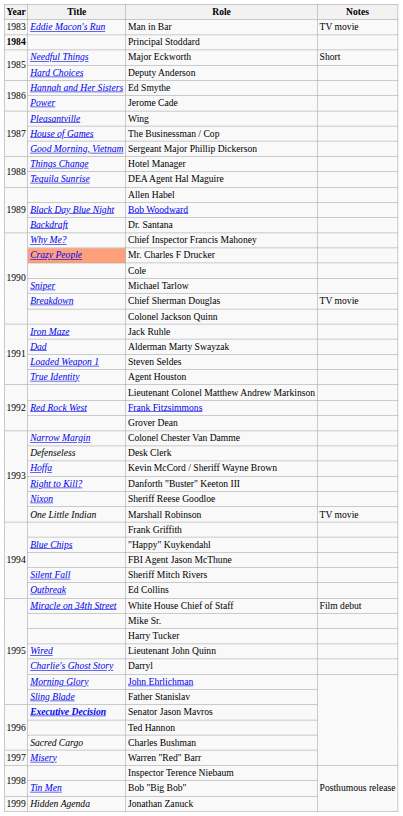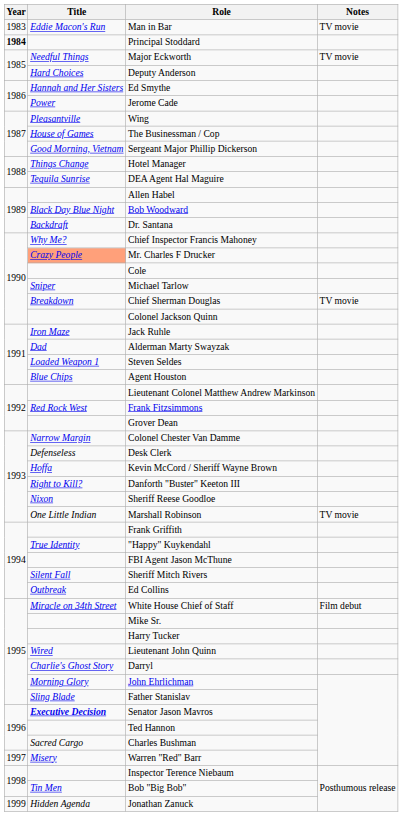(330, 57) Short -> (339, 57) TV movie
(55, 377) True Identity -> (51, 377) Blue Chips
(51, 544) Blue Chips -> (55, 544) True Identity
